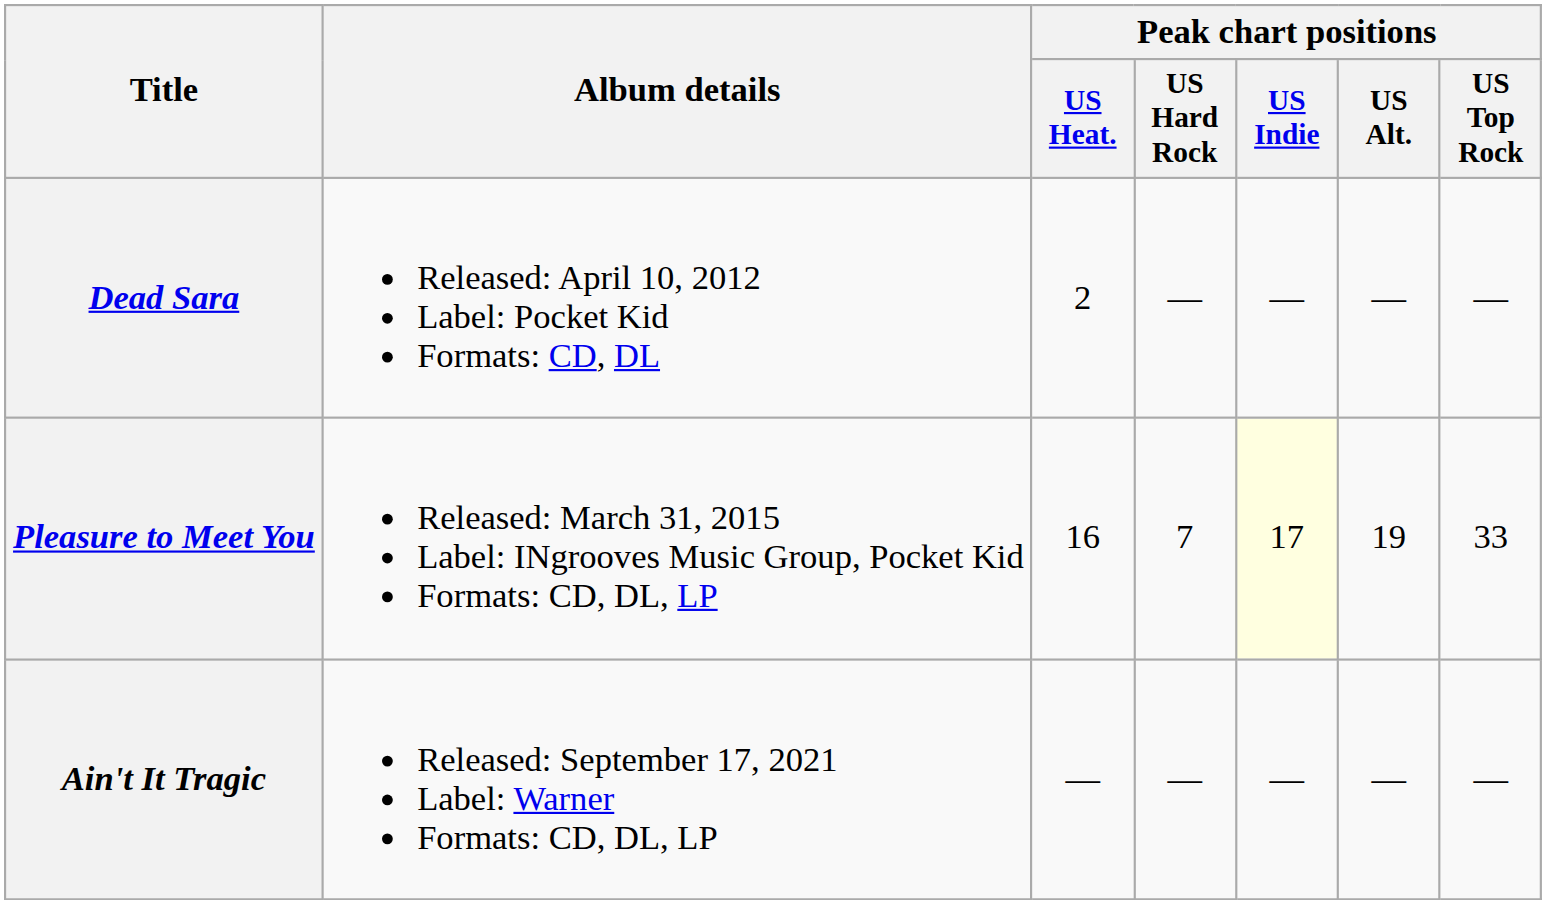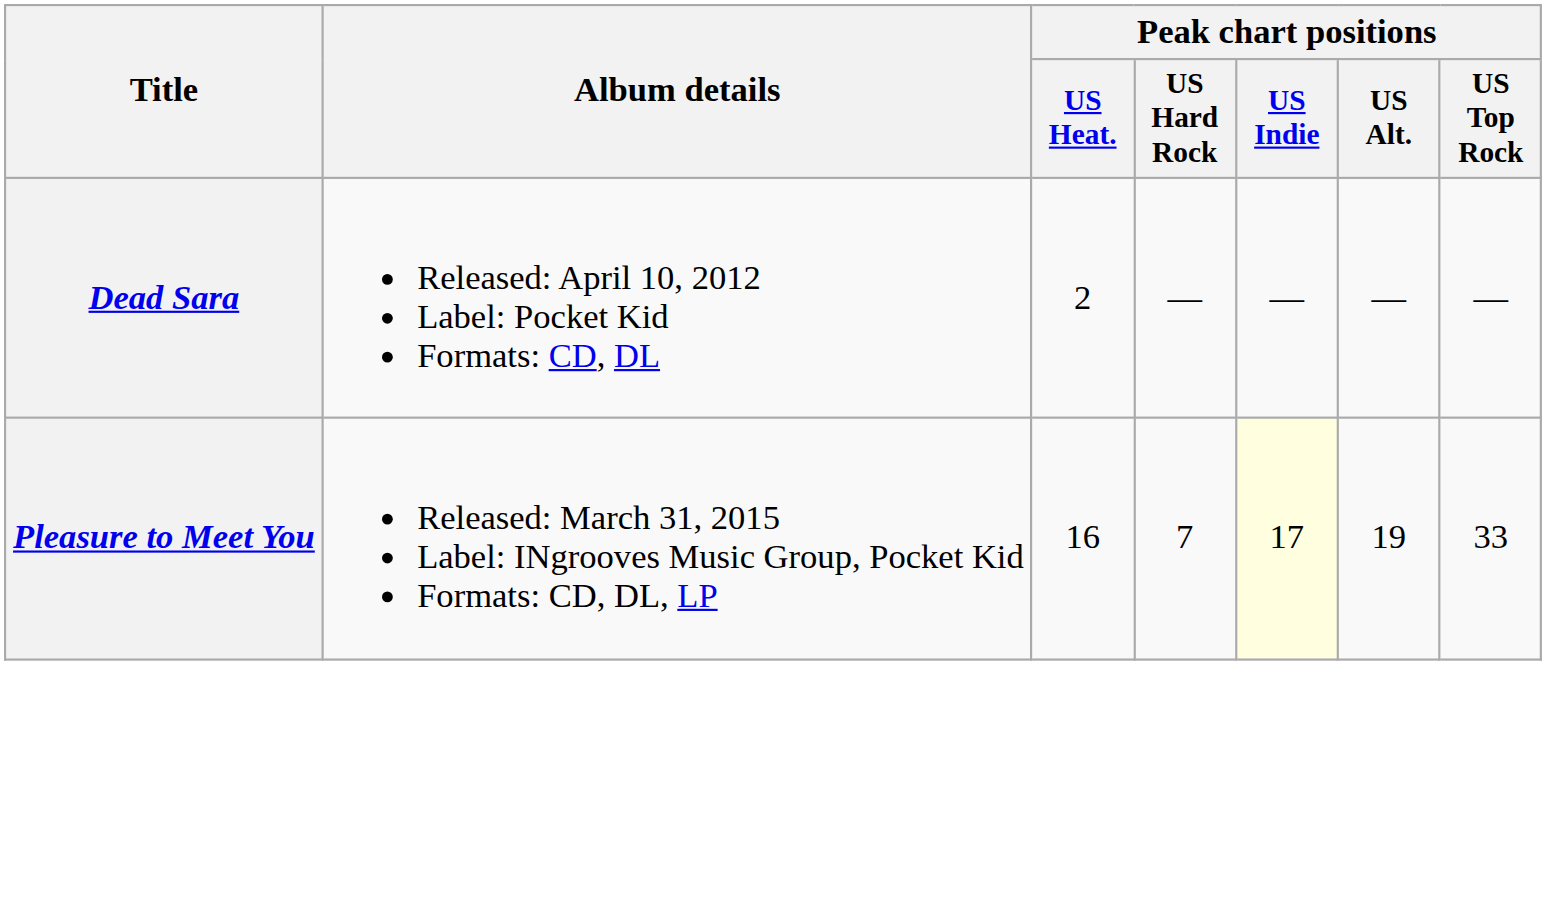- row: (164, 778)
